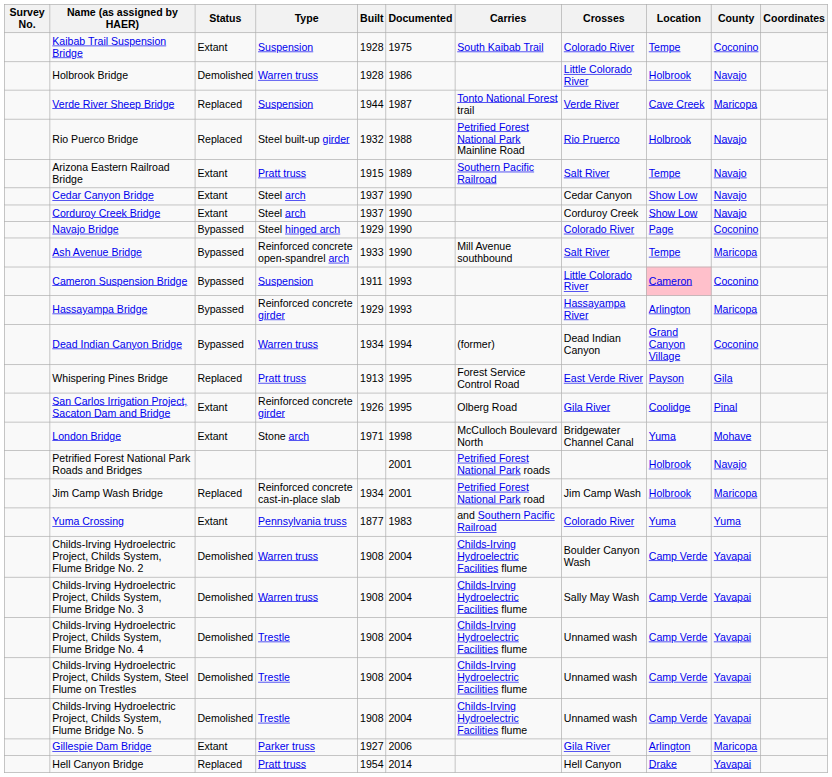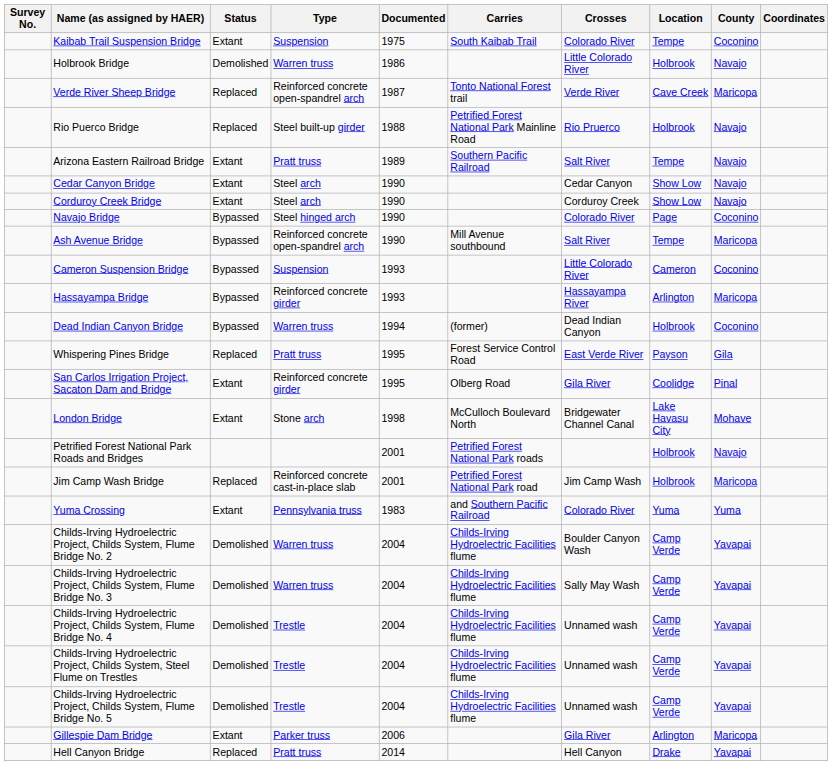- column: (372, 18)
(286, 104) Suspension -> (320, 92) Reinforced concrete open-spandrel arch
(670, 281) pink background -> (674, 269) no background
(667, 344) Grand Canyon Village -> (674, 326) Holbrook
(662, 436) Yuma -> (670, 418) Lake Havasu City
